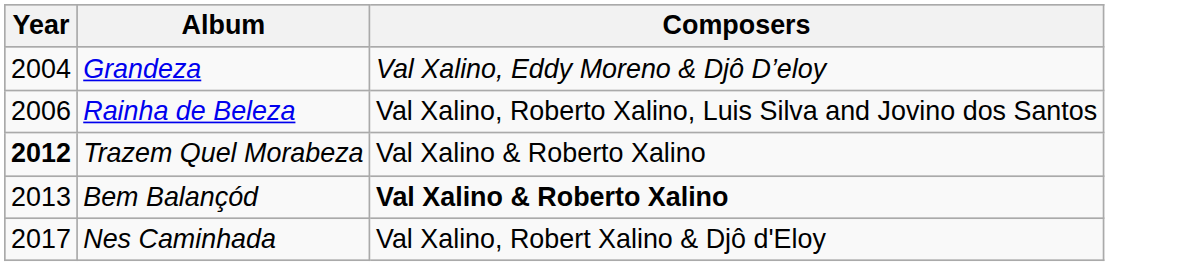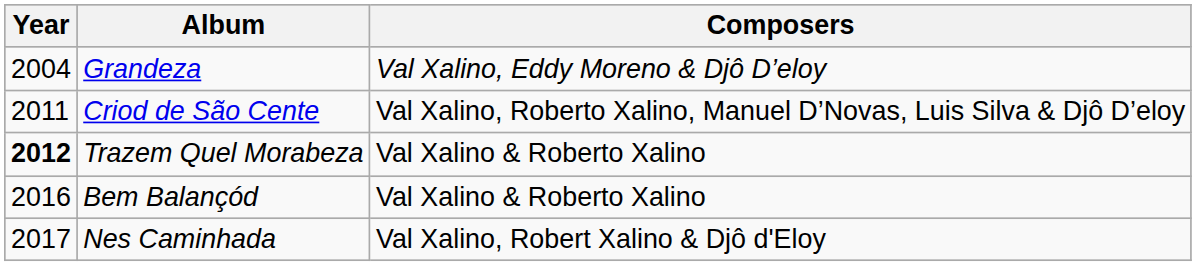- row: (189, 111)
+ row: (201, 111)
(41, 196) 2013 -> (41, 196) 2016
(552, 196) bold -> (541, 196) normal
